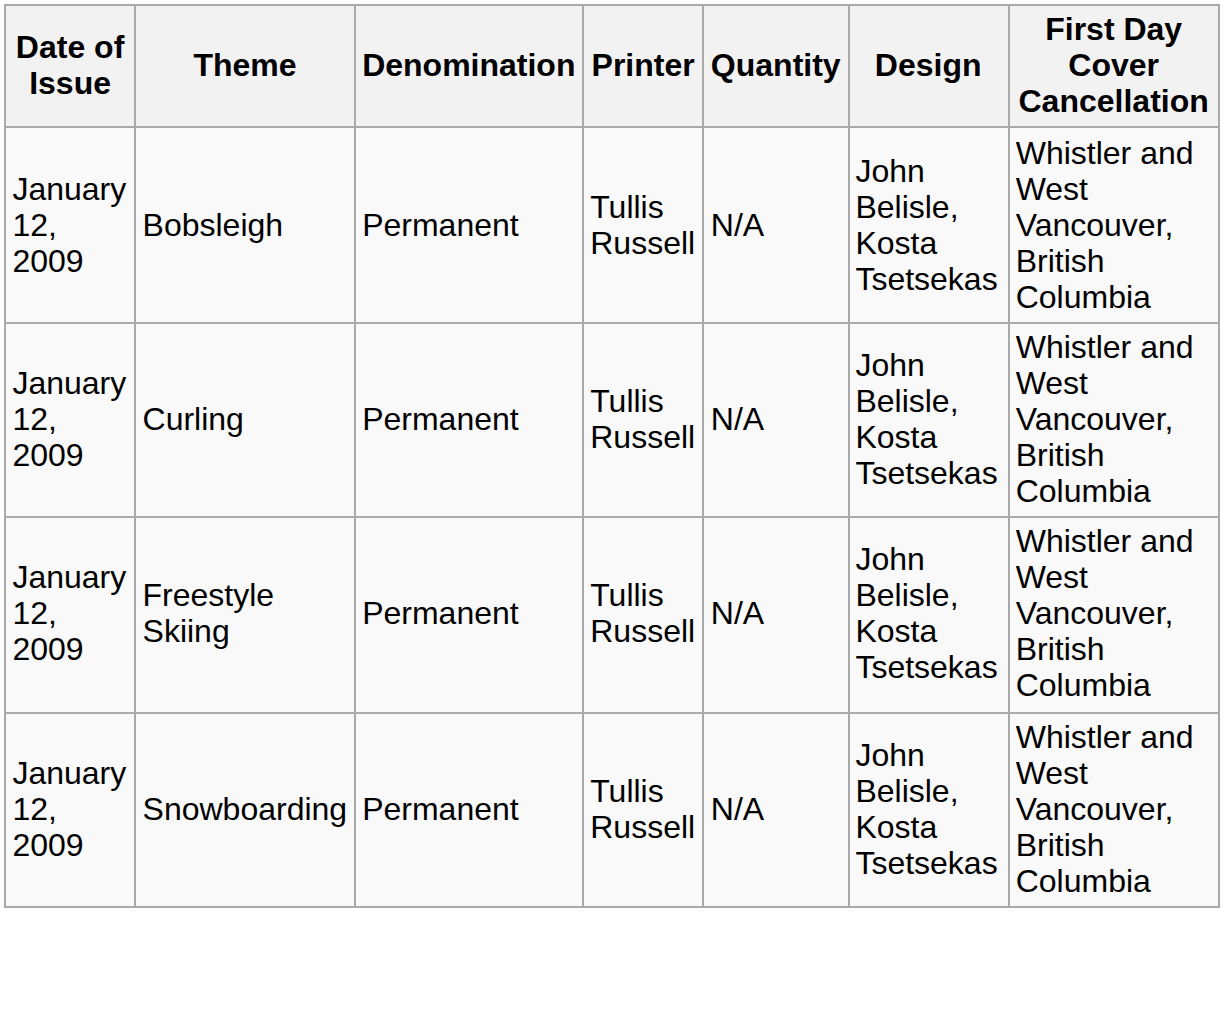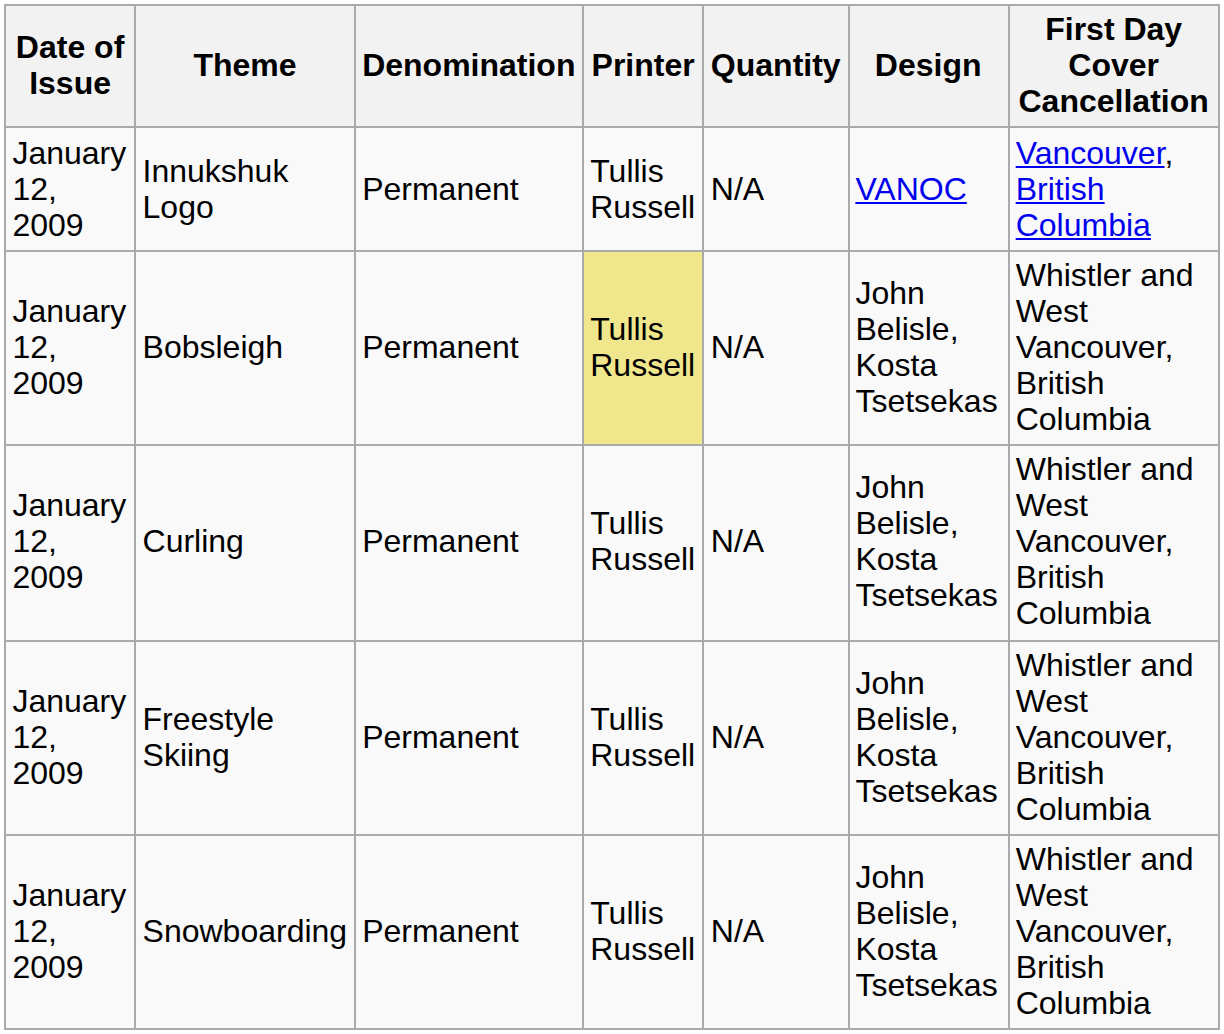+ row: (215, 188)
(643, 224) no background -> (643, 347) khaki background
